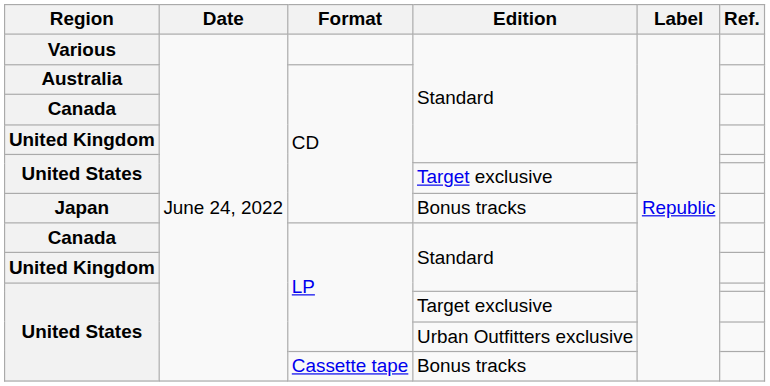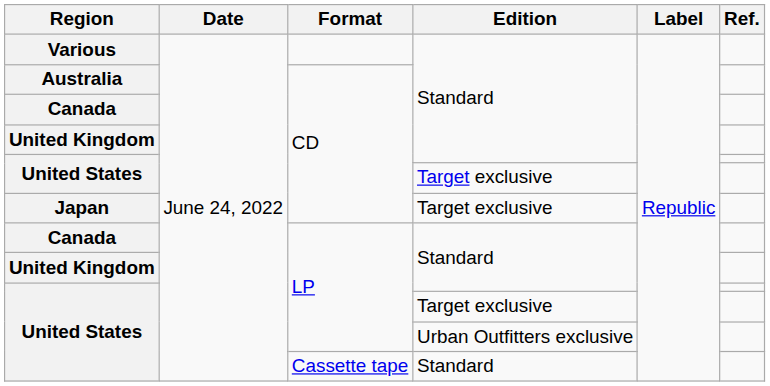(472, 207) Bonus tracks -> (485, 207) Target exclusive
(472, 366) Bonus tracks -> (455, 366) Standard
